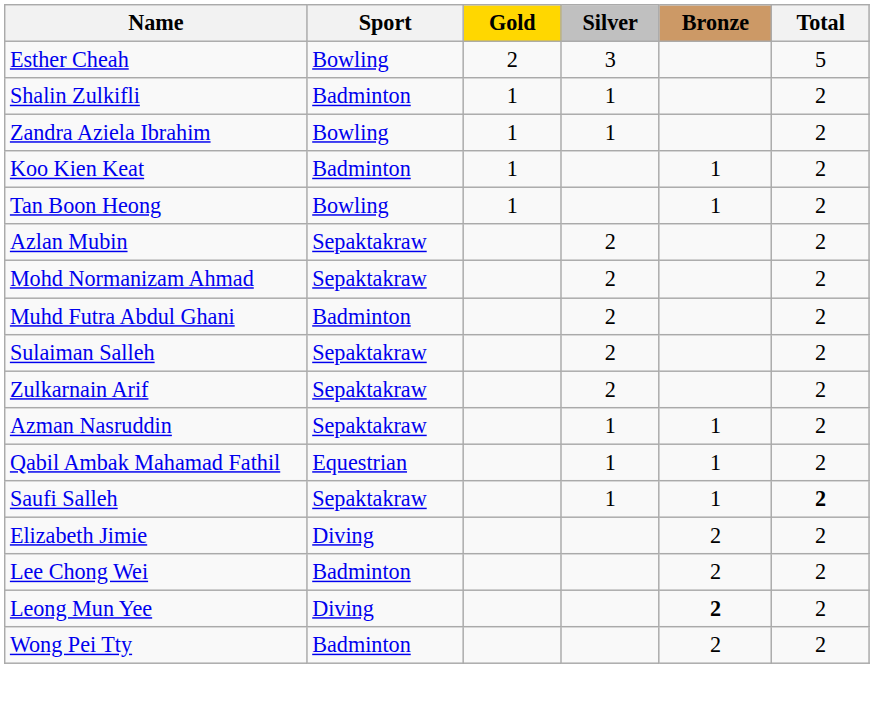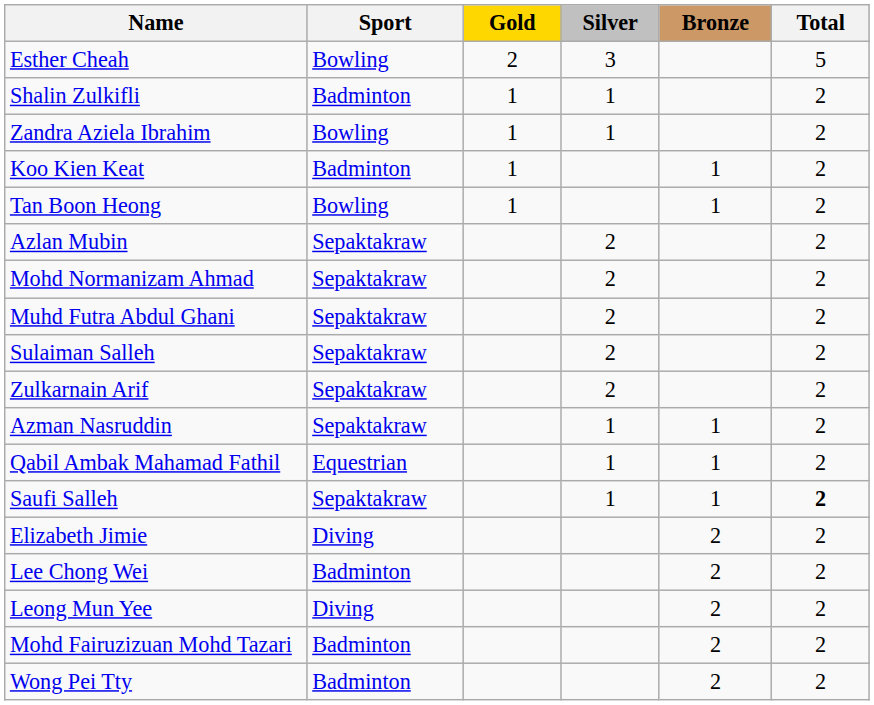(361, 315) Badminton -> (369, 315) Sepaktakraw
(715, 608) bold -> (715, 608) normal
+ row: (151, 645)
